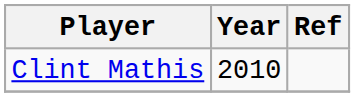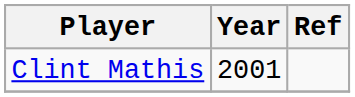(249, 70) 2010 -> (249, 70) 2001
